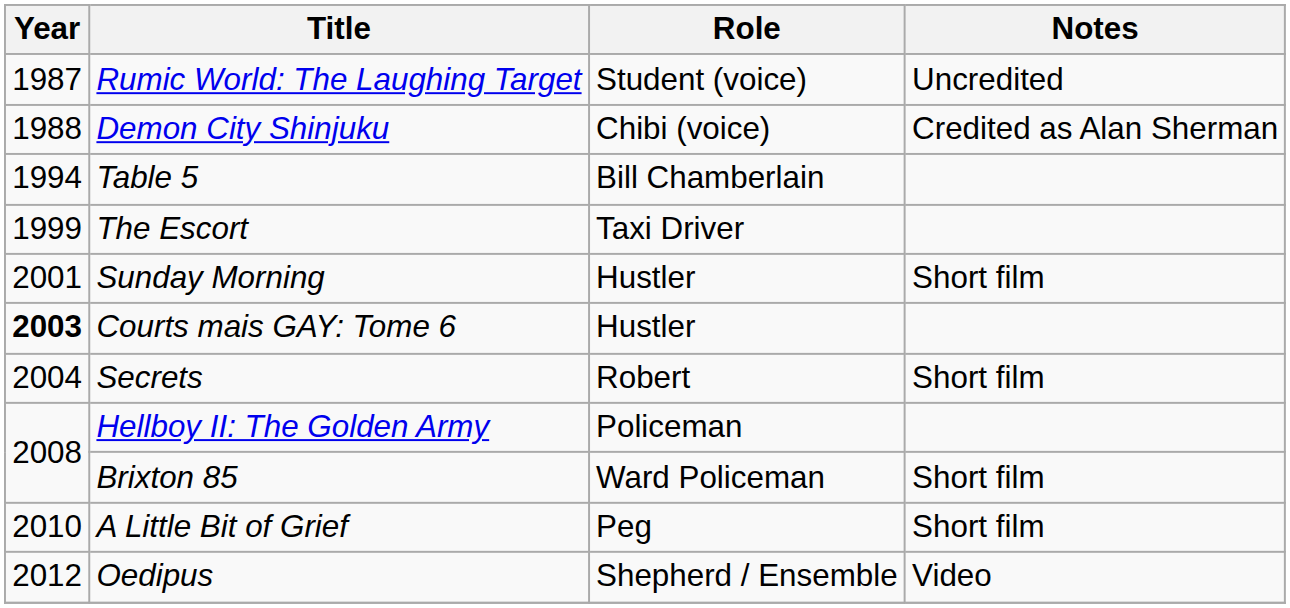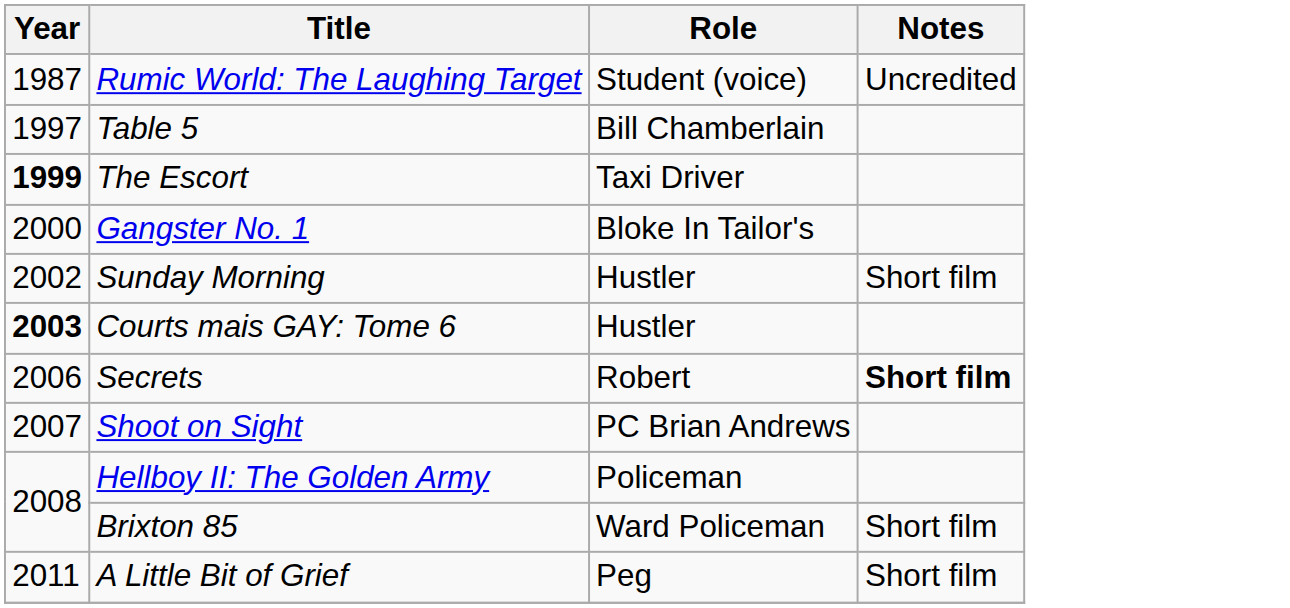- row: (243, 128)
(47, 178) 1994 -> (47, 128) 1997
(47, 228) normal -> (47, 178) bold
+ row: (203, 228)
(47, 278) 2001 -> (47, 278) 2002
(47, 377) 2004 -> (47, 377) 2006
(978, 377) normal -> (938, 377) bold
+ row: (199, 427)
(47, 526) 2010 -> (46, 576) 2011
- row: (155, 576)
